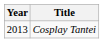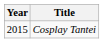(17, 29) 2013 -> (17, 29) 2015
